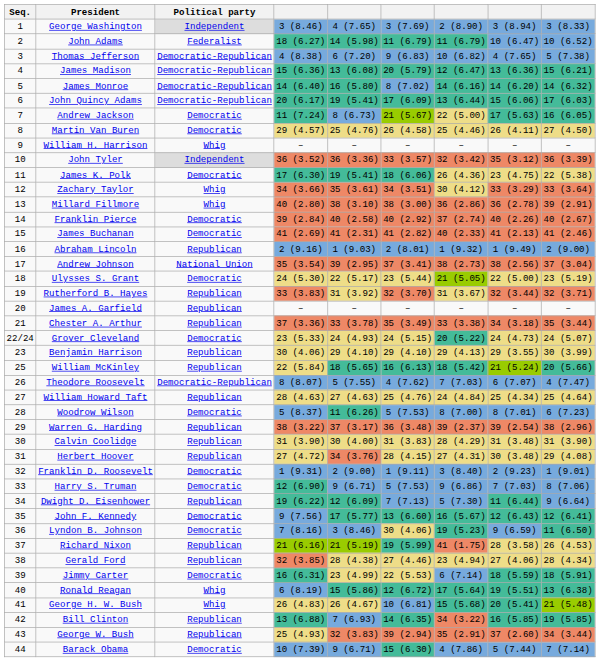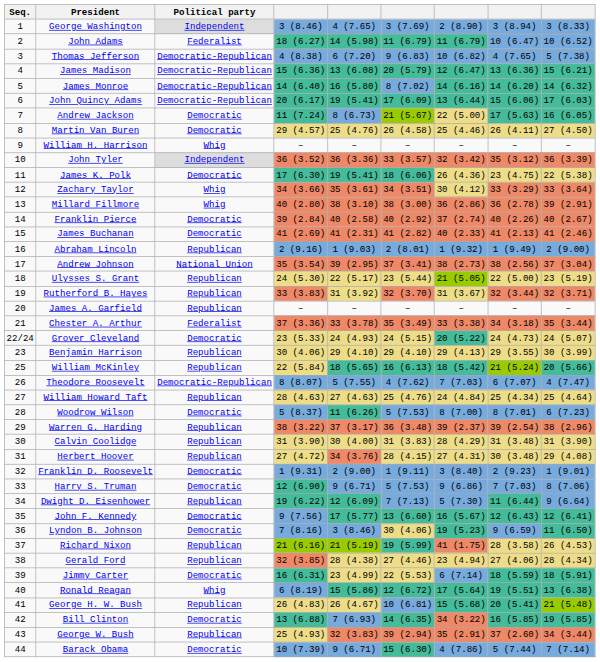(215, 279) Democratic -> (215, 279) Republican
(215, 323) Republican -> (215, 323) Federalist
(215, 605) Whig -> (215, 605) Republican
(215, 620) Republican -> (215, 620) Democratic
